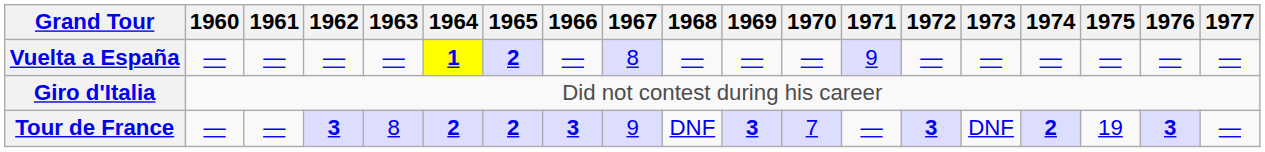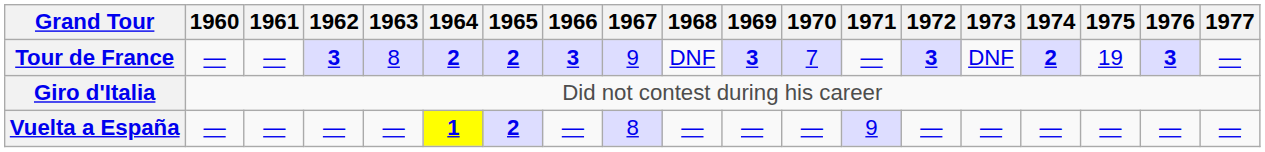rows swapped: (95, 57) <-> (95, 127)
